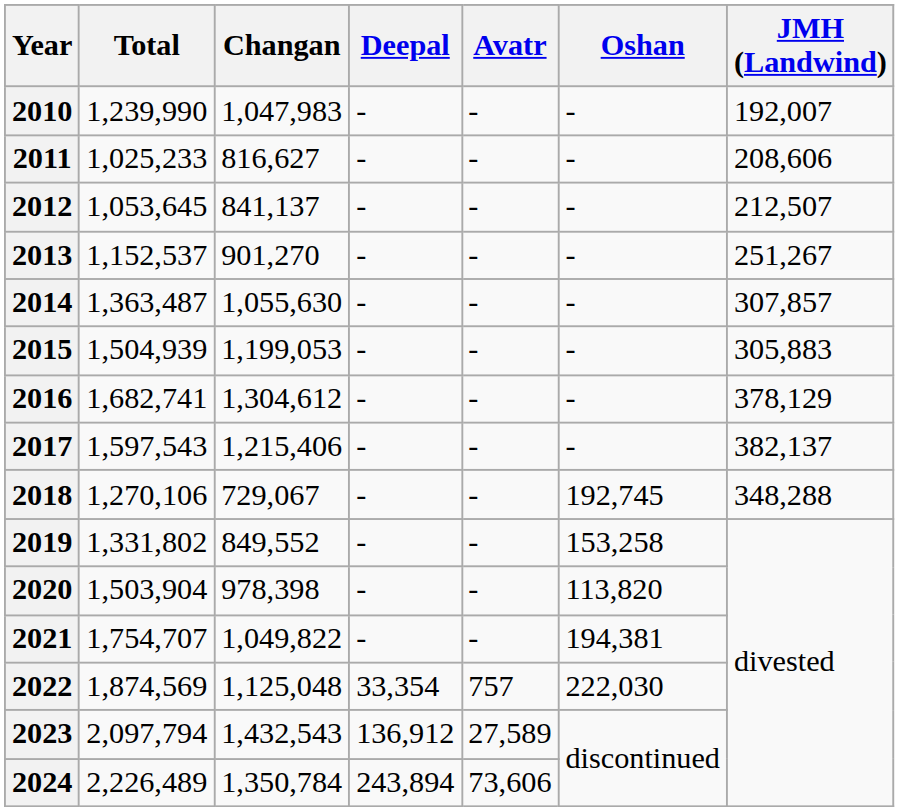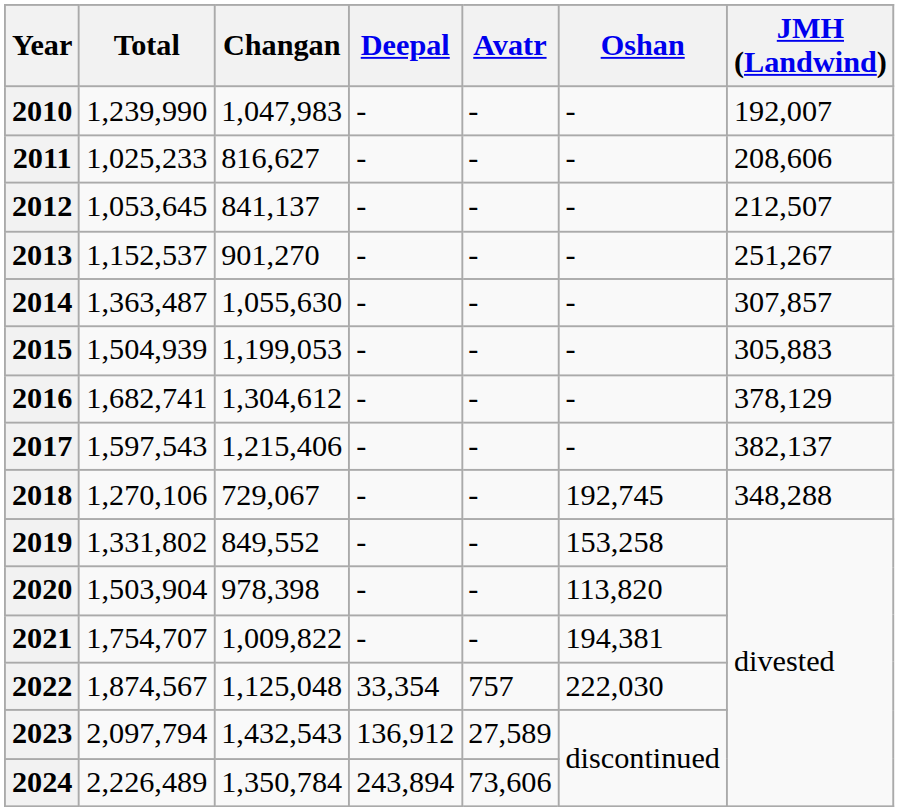(282, 638) 1,049,822 -> (282, 638) 1,009,822
(147, 685) 1,874,569 -> (147, 685) 1,874,567
